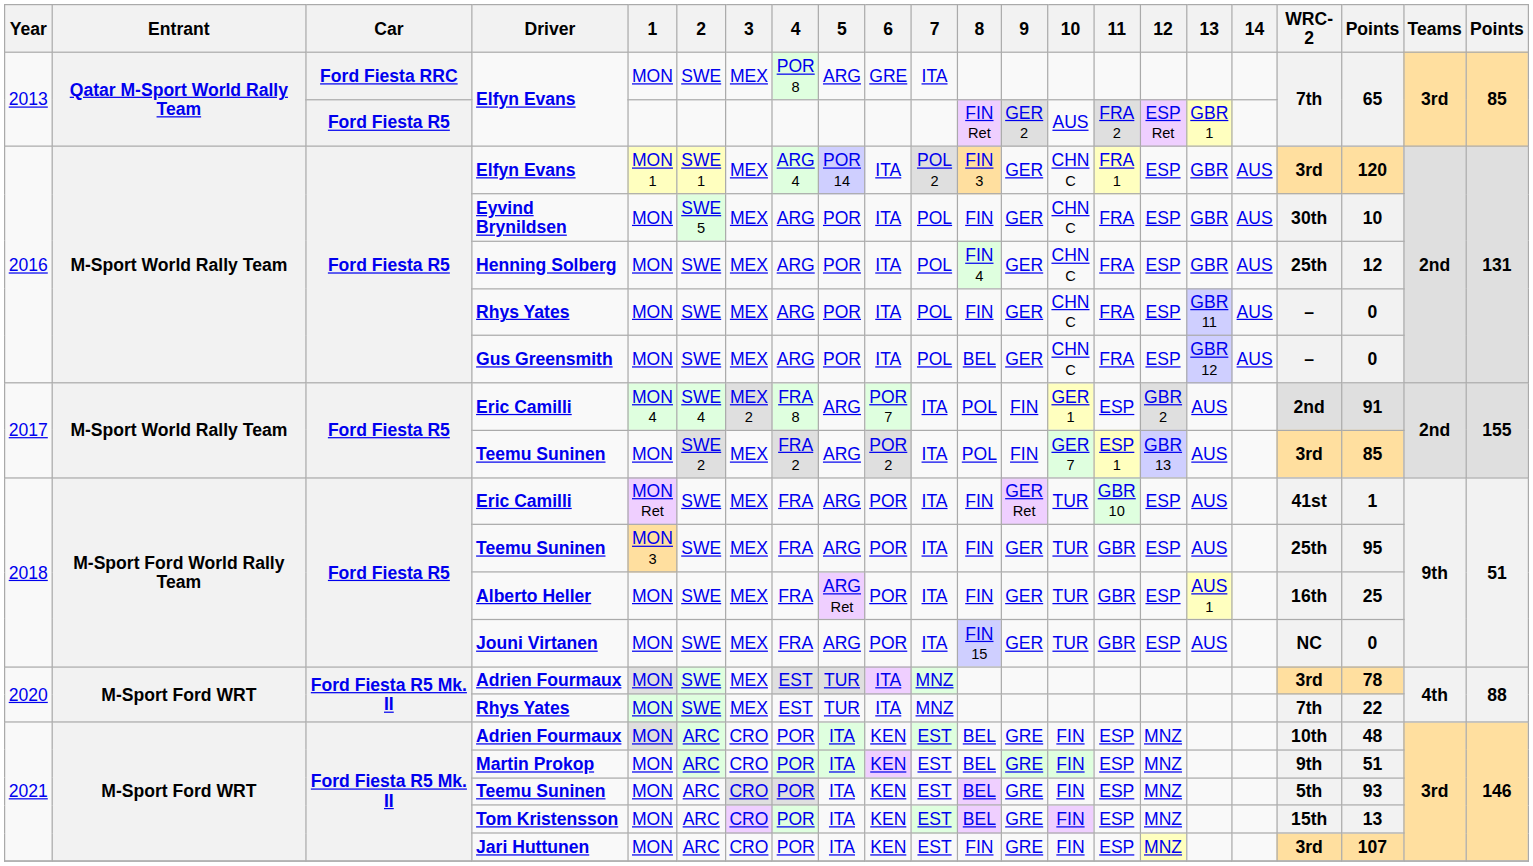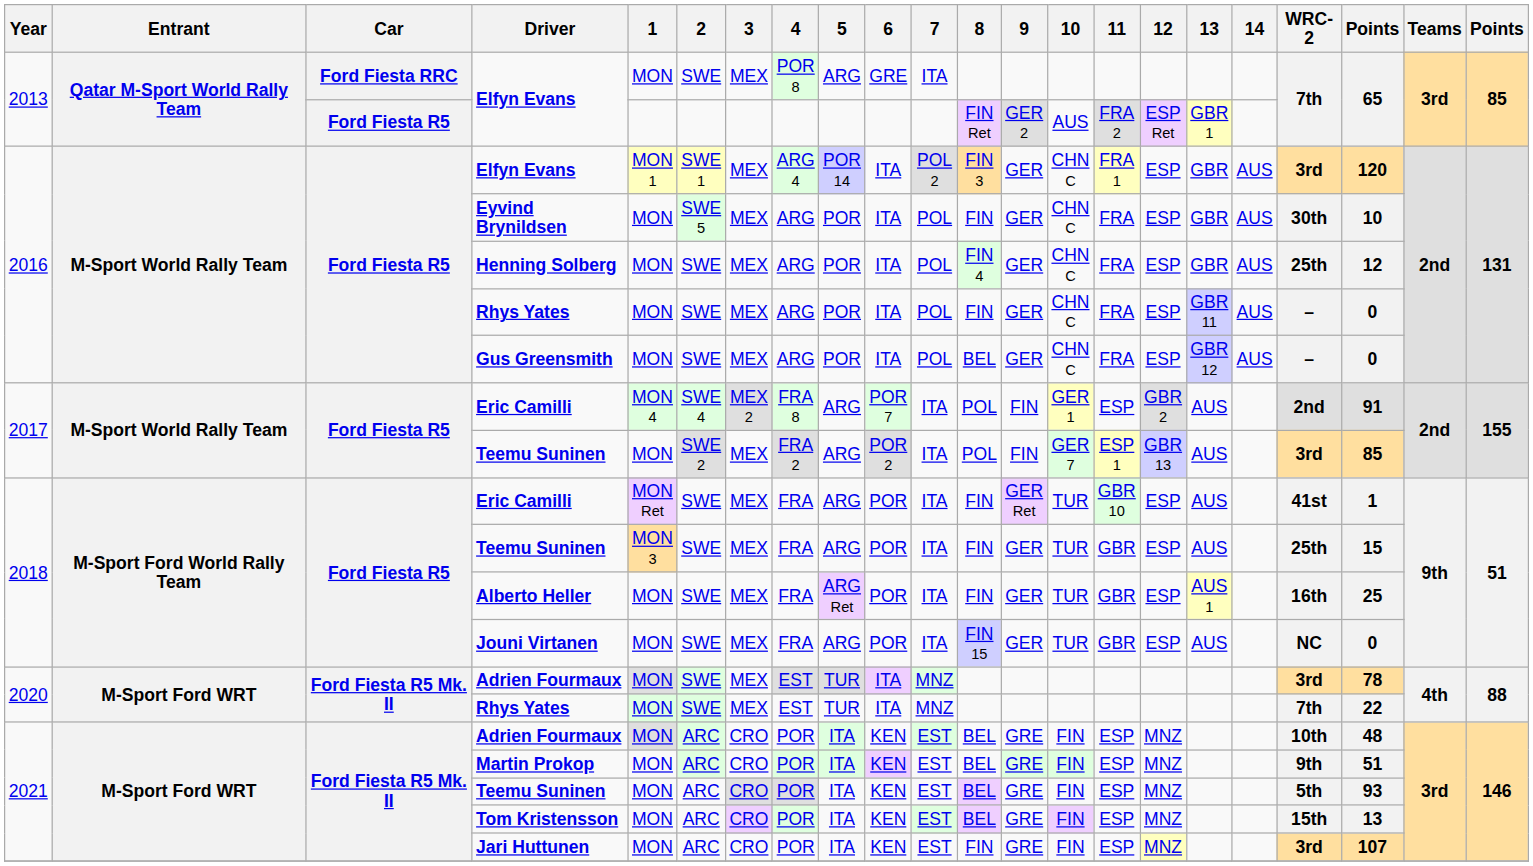(1372, 549) 95 -> (1372, 549) 15
